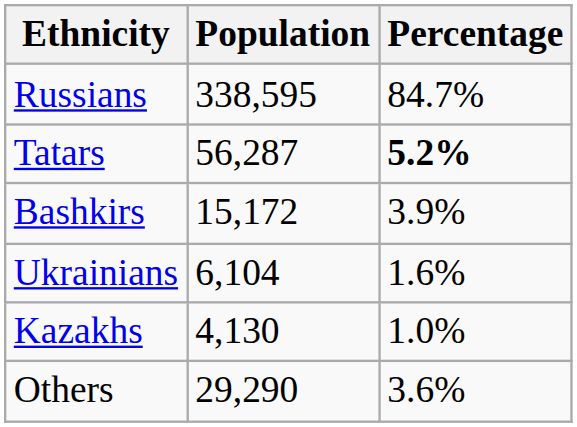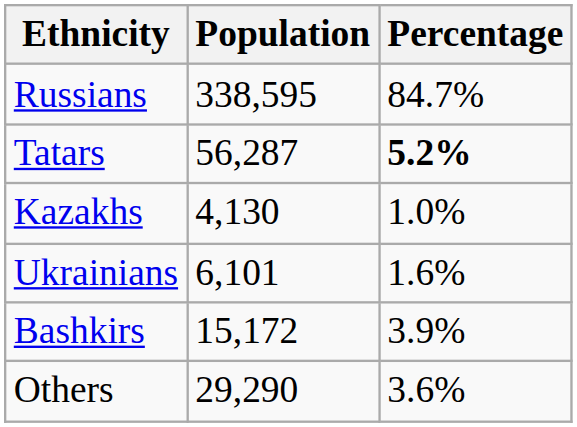rows swapped: (79, 212) <-> (78, 331)
(237, 271) 6,104 -> (237, 271) 6,101
